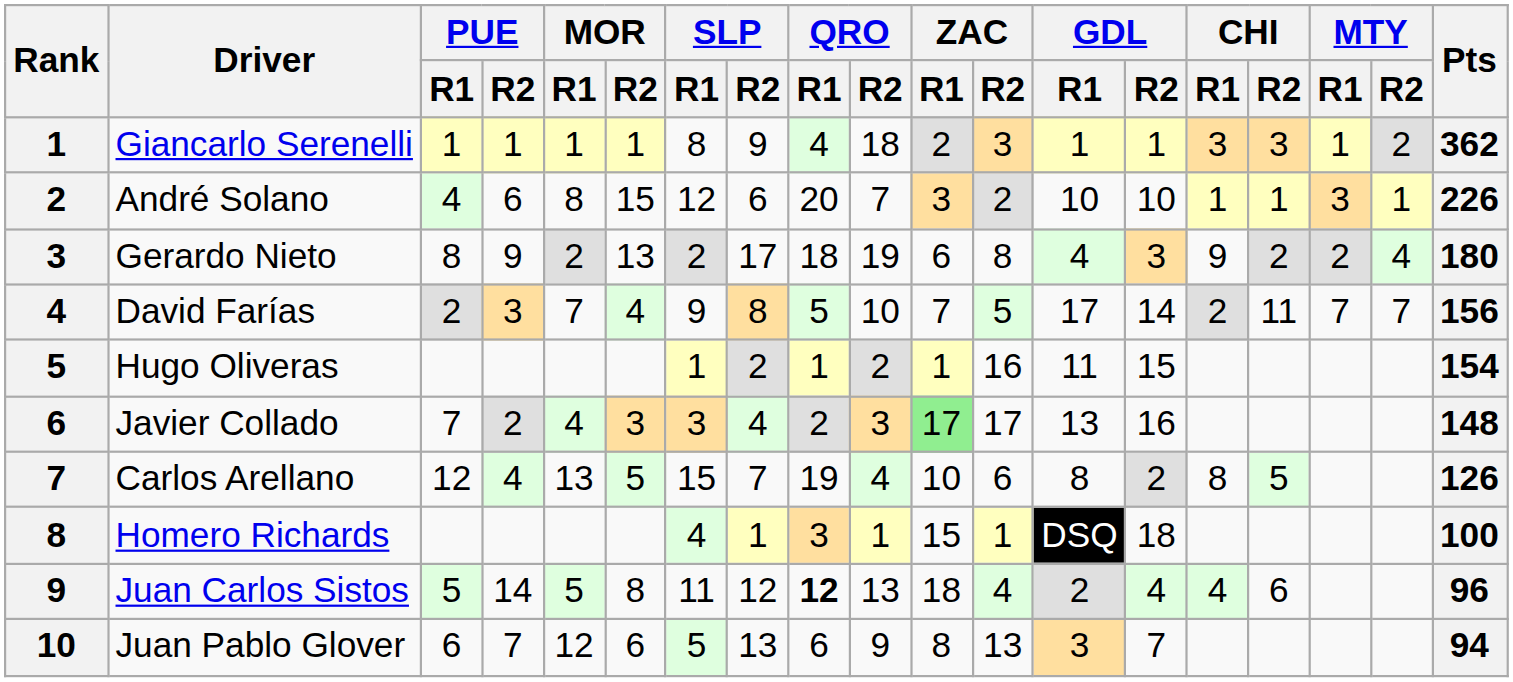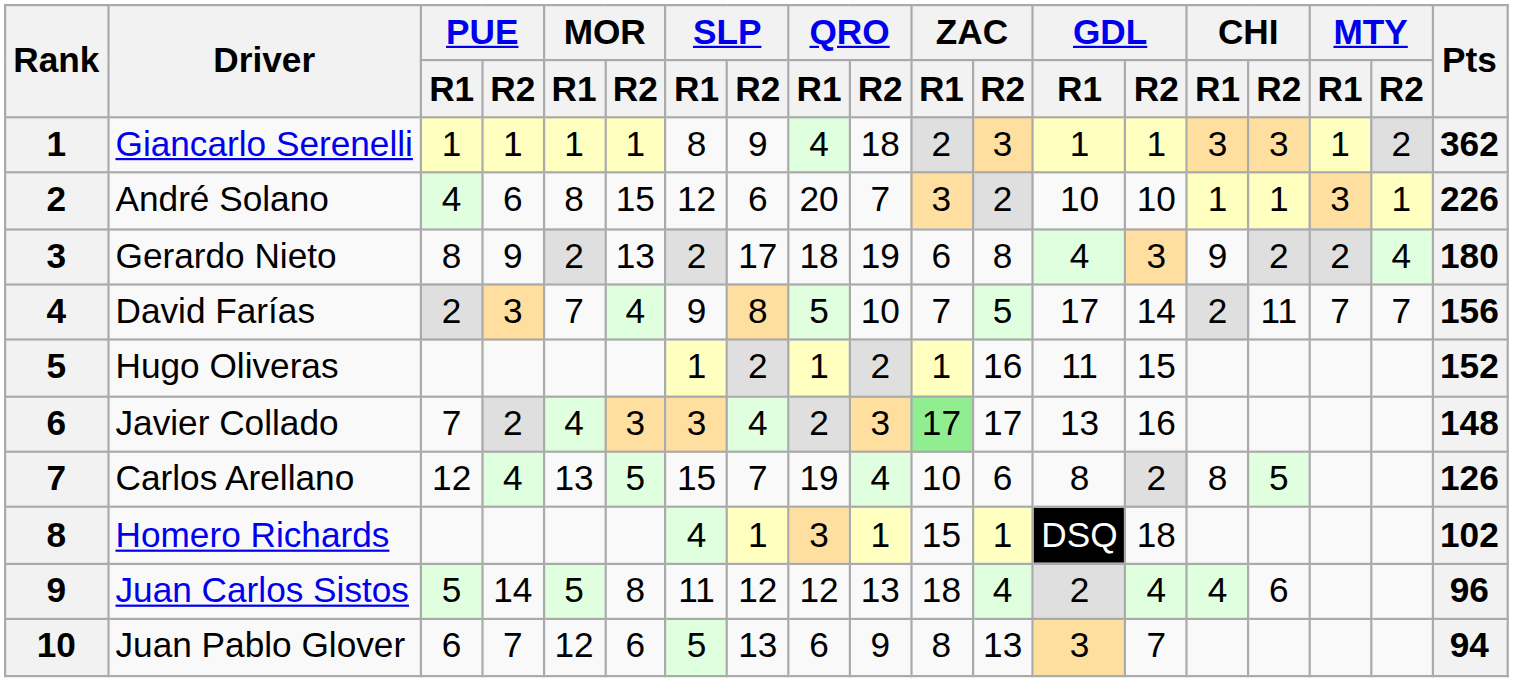(1469, 367) 154 -> (1469, 367) 152
(1469, 534) 100 -> (1469, 534) 102
(819, 590) bold -> (819, 590) normal
